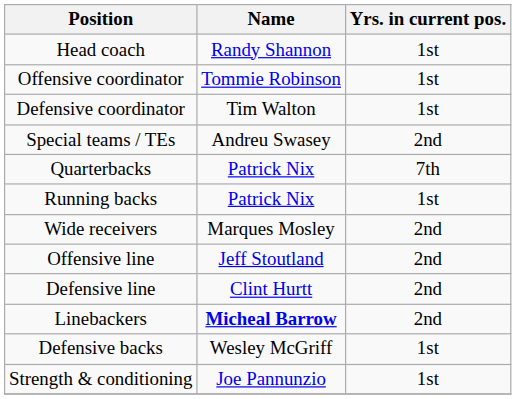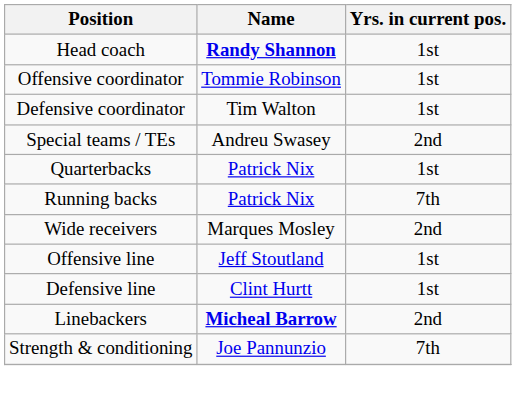(271, 49) normal -> (271, 49) bold
(428, 169) 7th -> (428, 169) 1st
(428, 199) 1st -> (428, 199) 7th
(428, 259) 2nd -> (428, 259) 1st
(428, 288) 2nd -> (428, 288) 1st
- row: (101, 348)
(428, 378) 1st -> (428, 348) 7th
